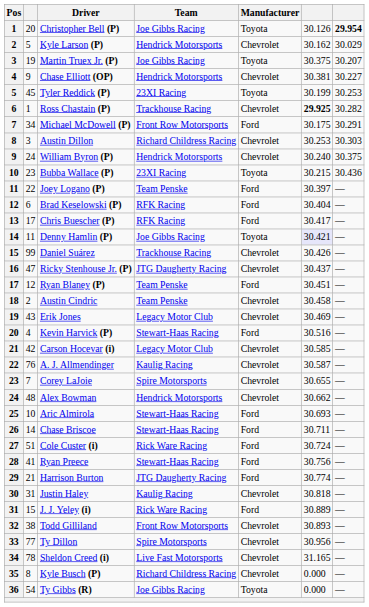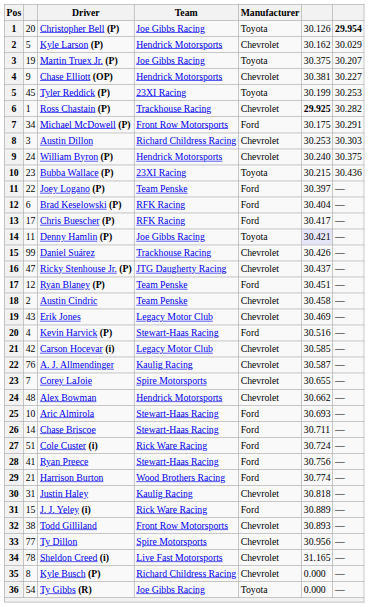(181, 477) JTG Daugherty Racing -> (181, 477) Wood Brothers Racing
